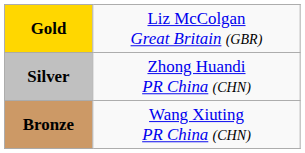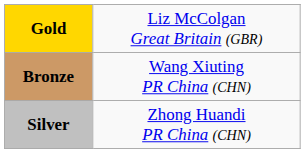rows swapped: (48, 76) <-> (48, 124)
